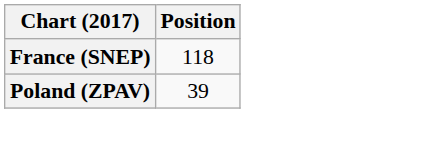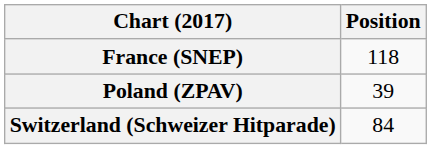+ row: (173, 125)
